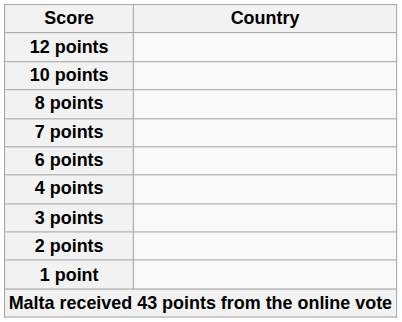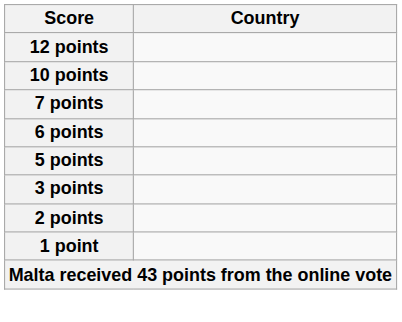- row: (69, 103)
+ row: (69, 160)
- row: (69, 189)
